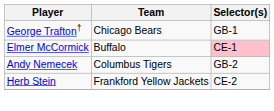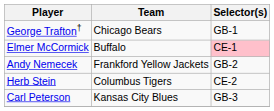(133, 65) Columbus Tigers -> (151, 65) Frankford Yellow Jackets
(151, 81) Frankford Yellow Jackets -> (133, 81) Columbus Tigers
+ row: (39, 98)
